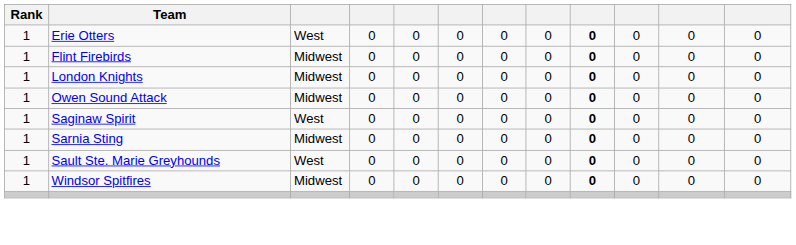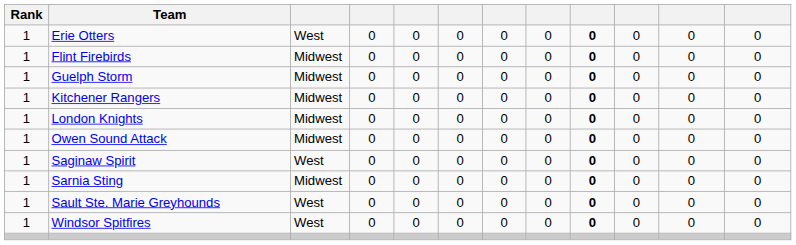+ row: (92, 77)
+ row: (106, 98)
(318, 181) Midwest -> (309, 222) West
